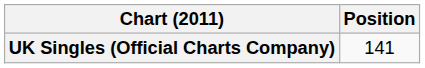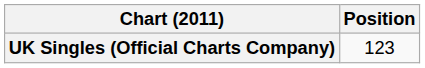(379, 47) 141 -> (379, 47) 123
